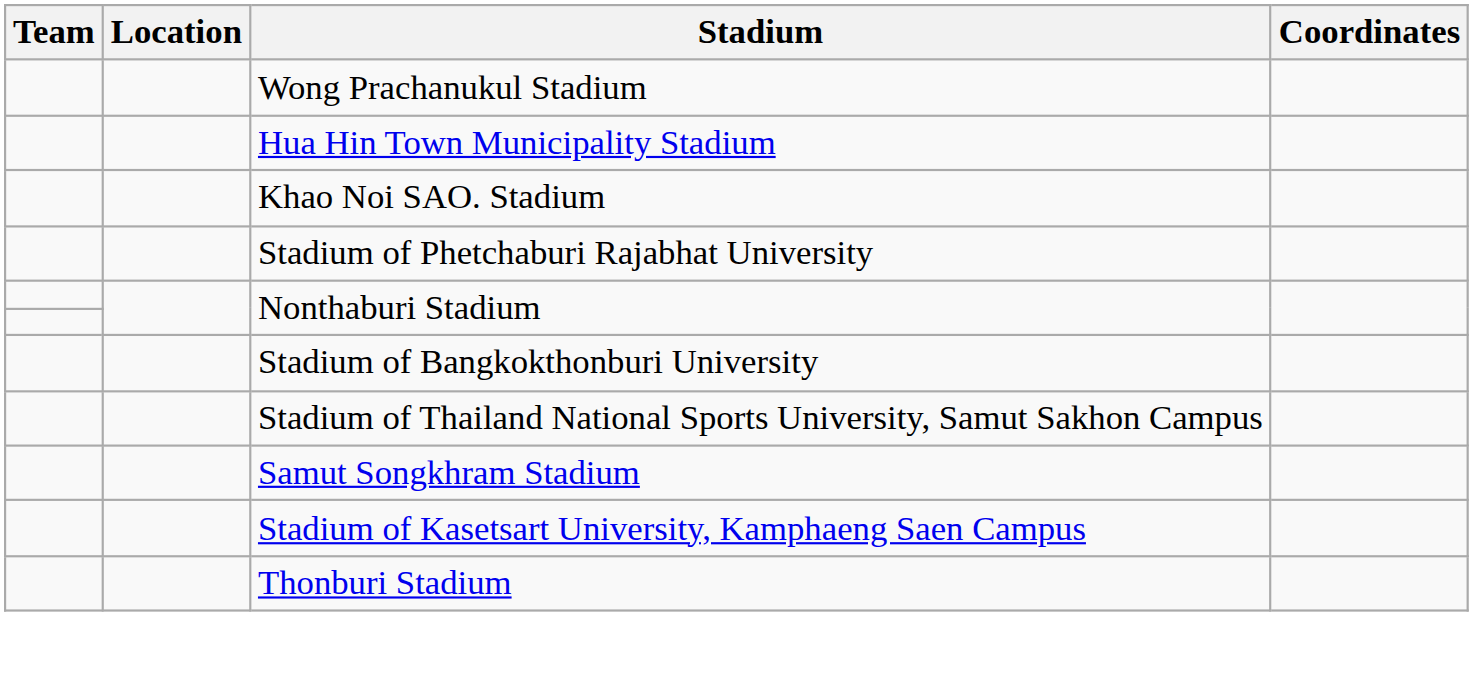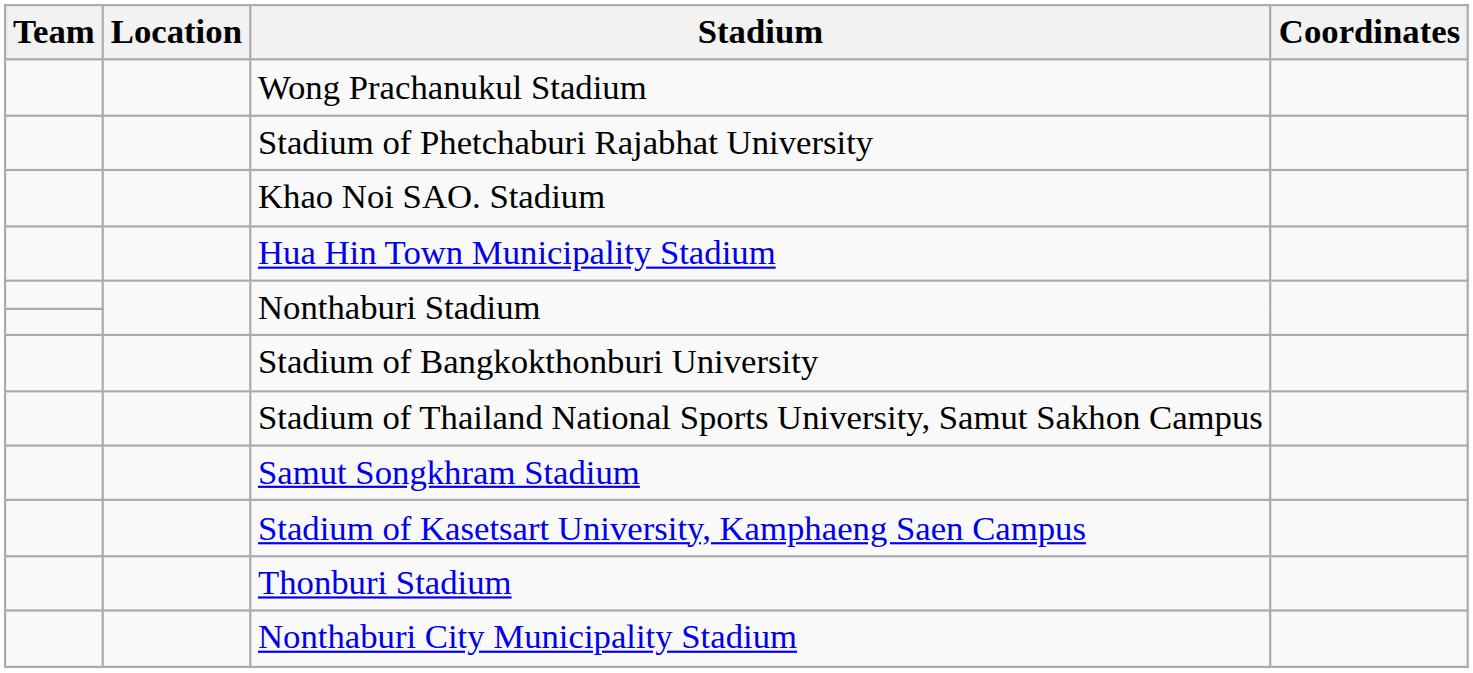rows swapped: (54, 143) <-> (54, 253)
+ row: (54, 638)
